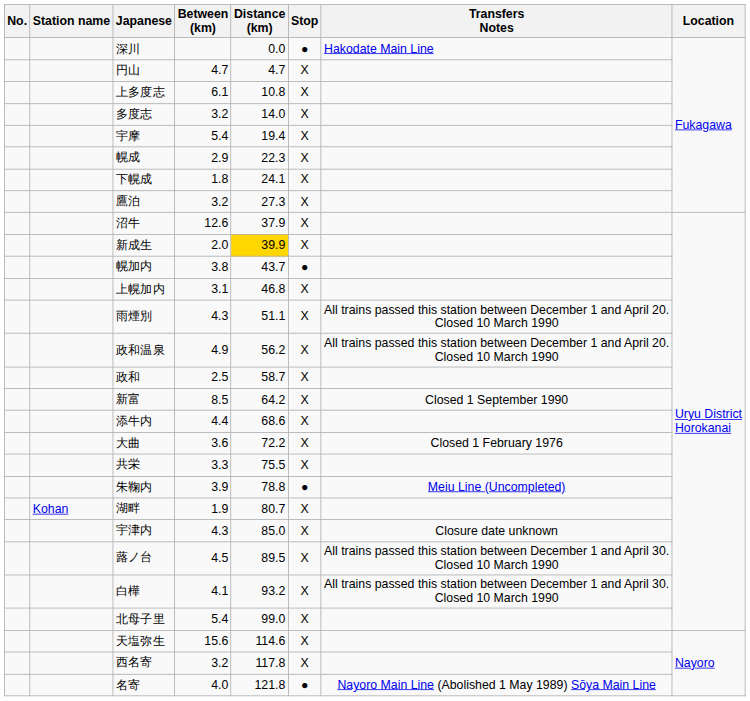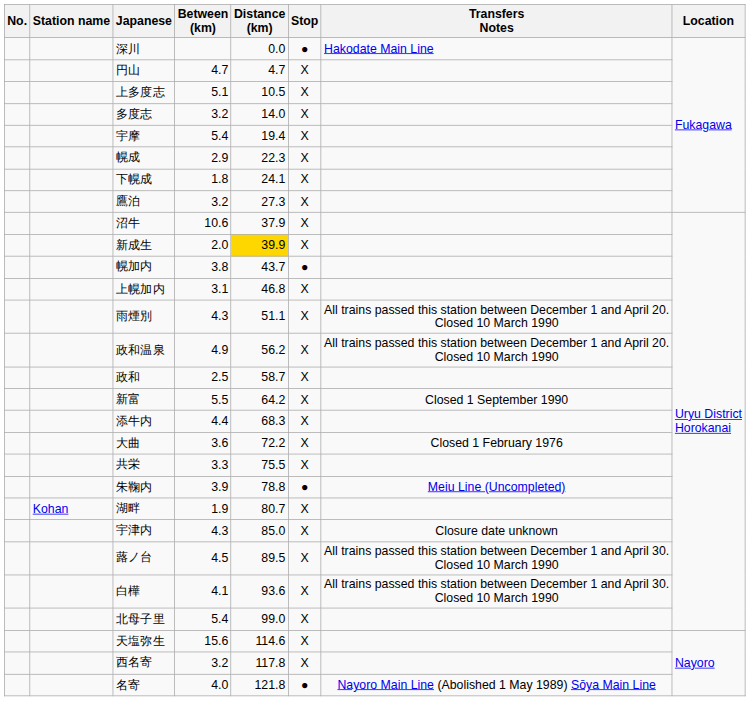(220, 92) 6.1 -> (220, 92) 5.1
(273, 92) 10.8 -> (273, 92) 10.5
(216, 223) 12.6 -> (216, 223) 10.6
(220, 399) 8.5 -> (220, 399) 5.5
(273, 421) 68.6 -> (273, 421) 68.3
(273, 591) 93.2 -> (273, 591) 93.6
